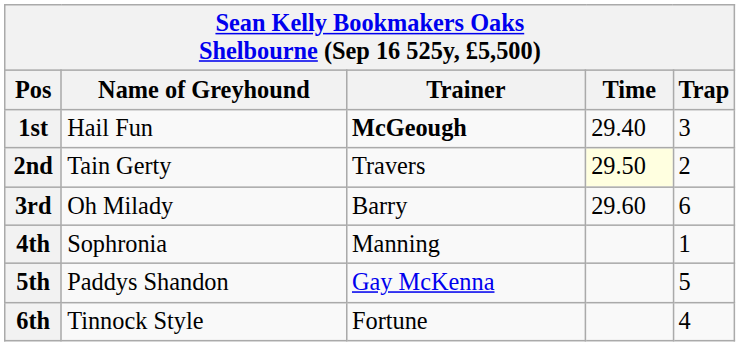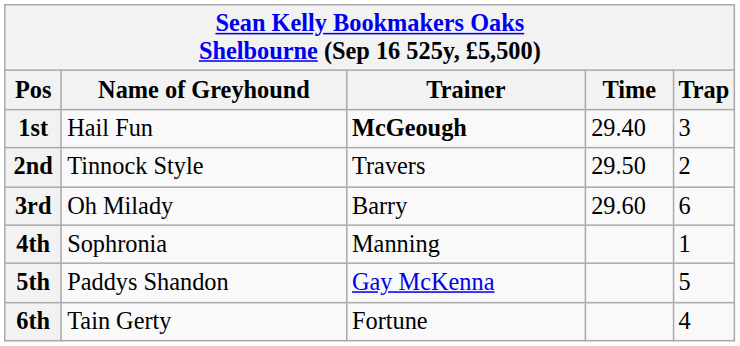(119, 166) Tain Gerty -> (135, 166) Tinnock Style
(619, 166) lightyellow background -> (619, 166) no background
(135, 321) Tinnock Style -> (119, 321) Tain Gerty
